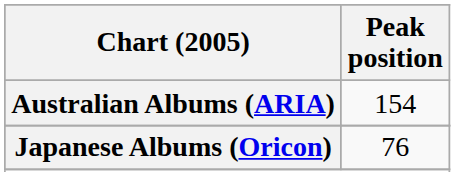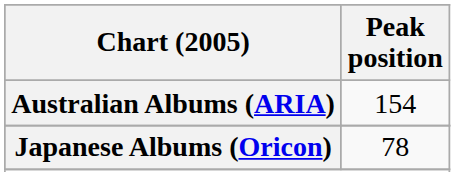(395, 147) 76 -> (395, 147) 78
